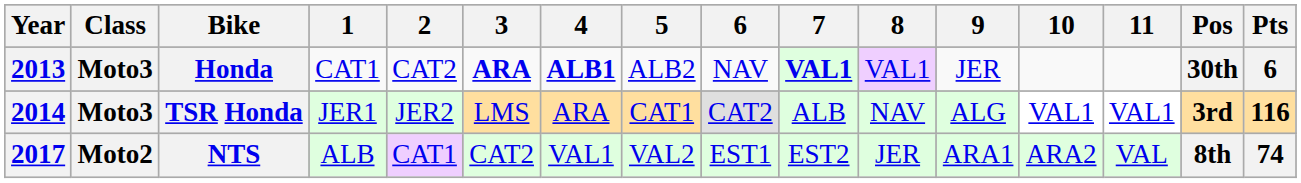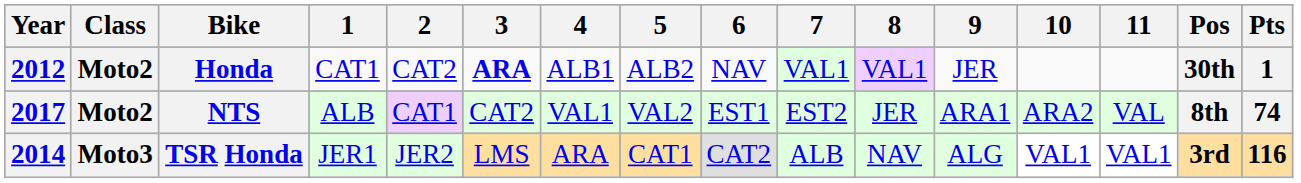(38, 68) 2013 -> (38, 68) 2012
(115, 68) Moto3 -> (115, 68) Moto2
(581, 68) bold -> (580, 68) normal
(819, 68) bold -> (816, 68) normal
(1270, 68) 6 -> (1267, 68) 1
rows swapped: (234, 111) <-> (234, 154)
